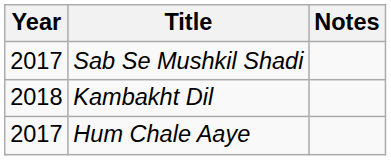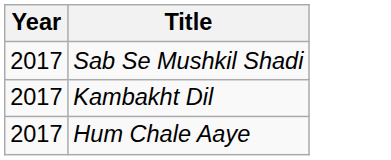- column: (347, 23)
(36, 97) 2018 -> (36, 97) 2017
